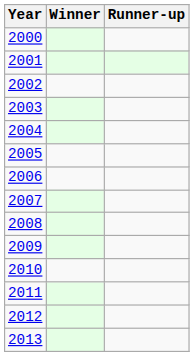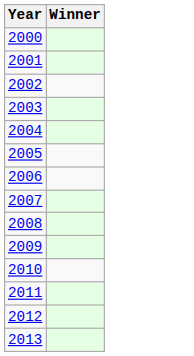- column: (146, 16)
